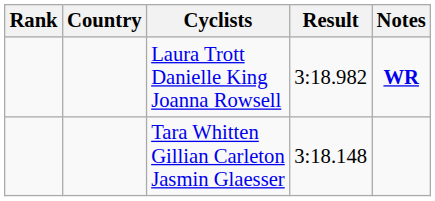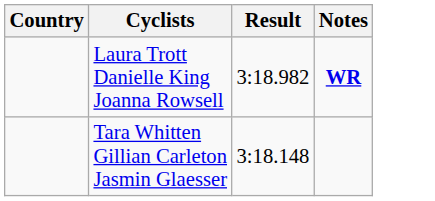- column: (33, 20)
